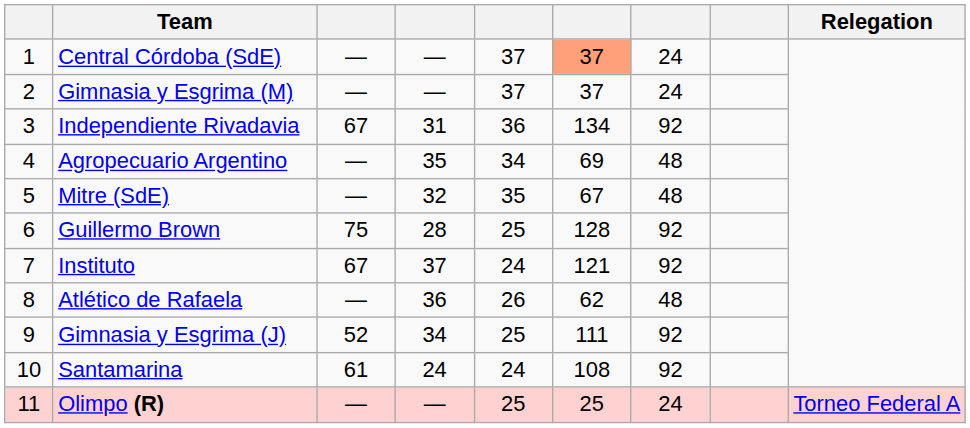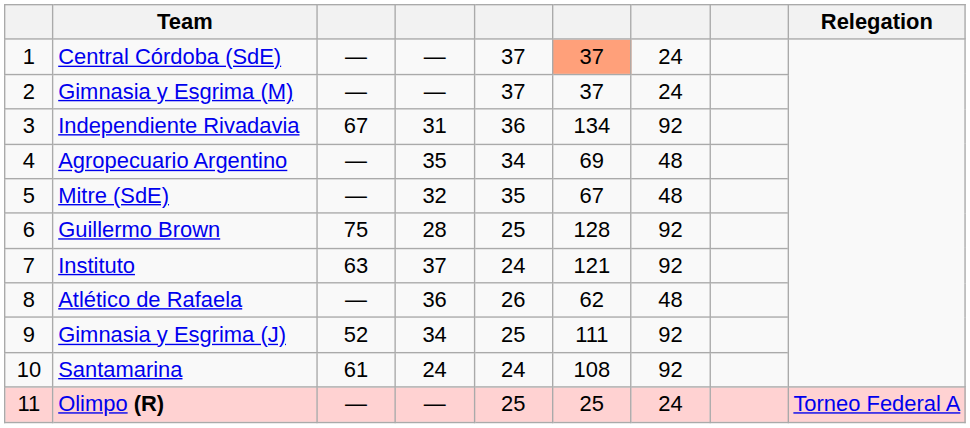(356, 265) 67 -> (356, 265) 63
